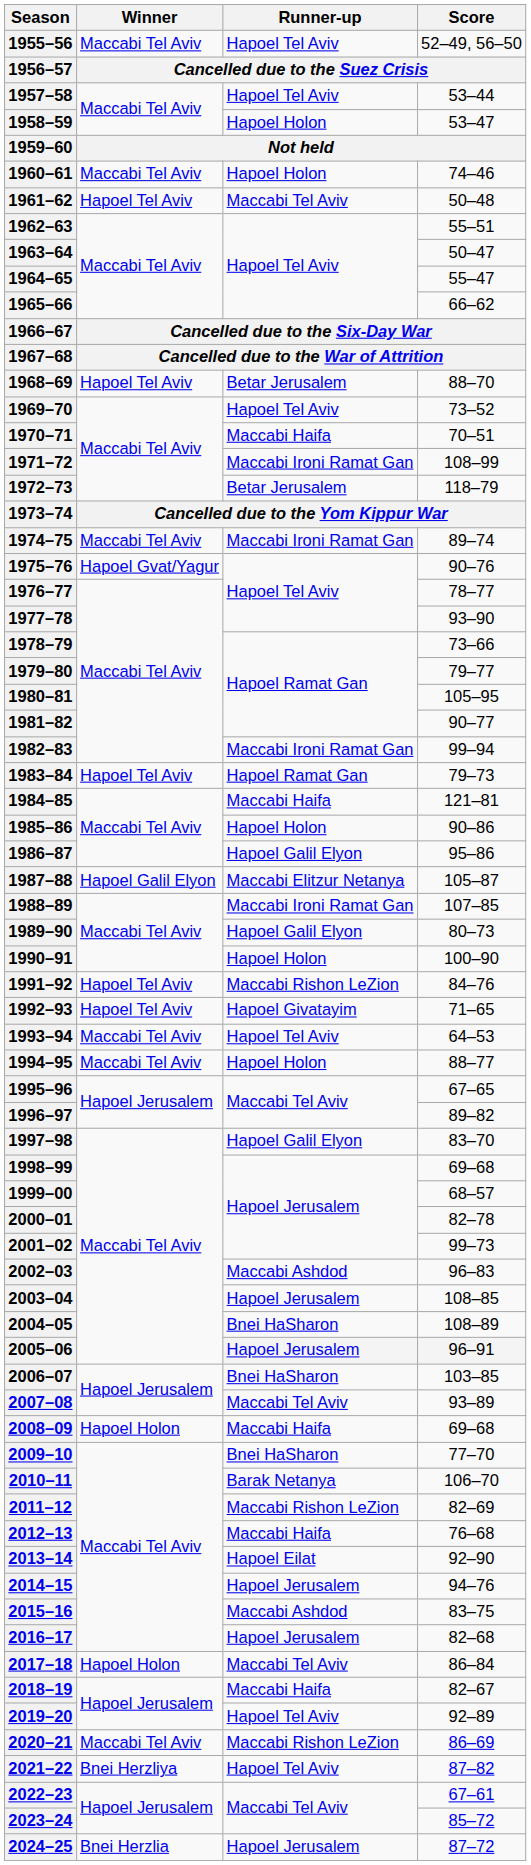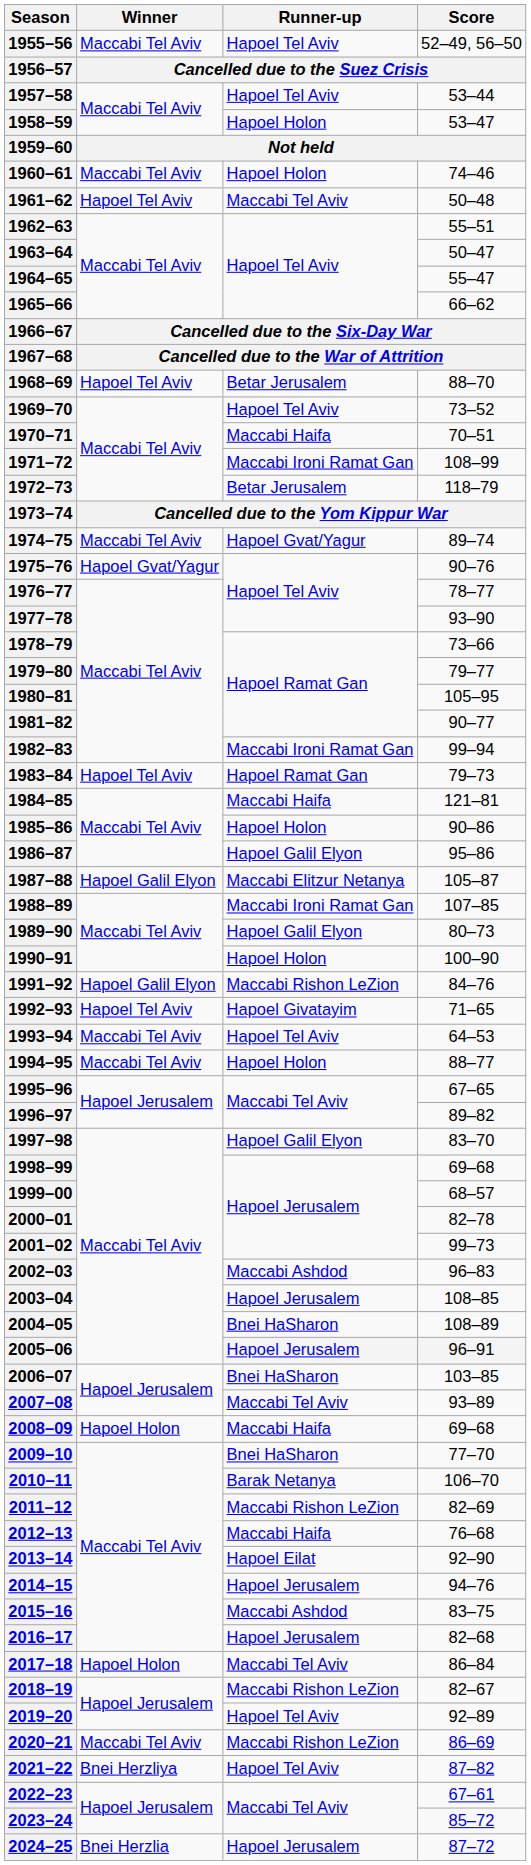(320, 540) Maccabi Ironi Ramat Gan -> (296, 540) Hapoel Gvat/Yagur
(136, 984) Hapoel Tel Aviv -> (148, 984) Hapoel Galil Elyon
(279, 1690) Maccabi Haifa -> (313, 1690) Maccabi Rishon LeZion
